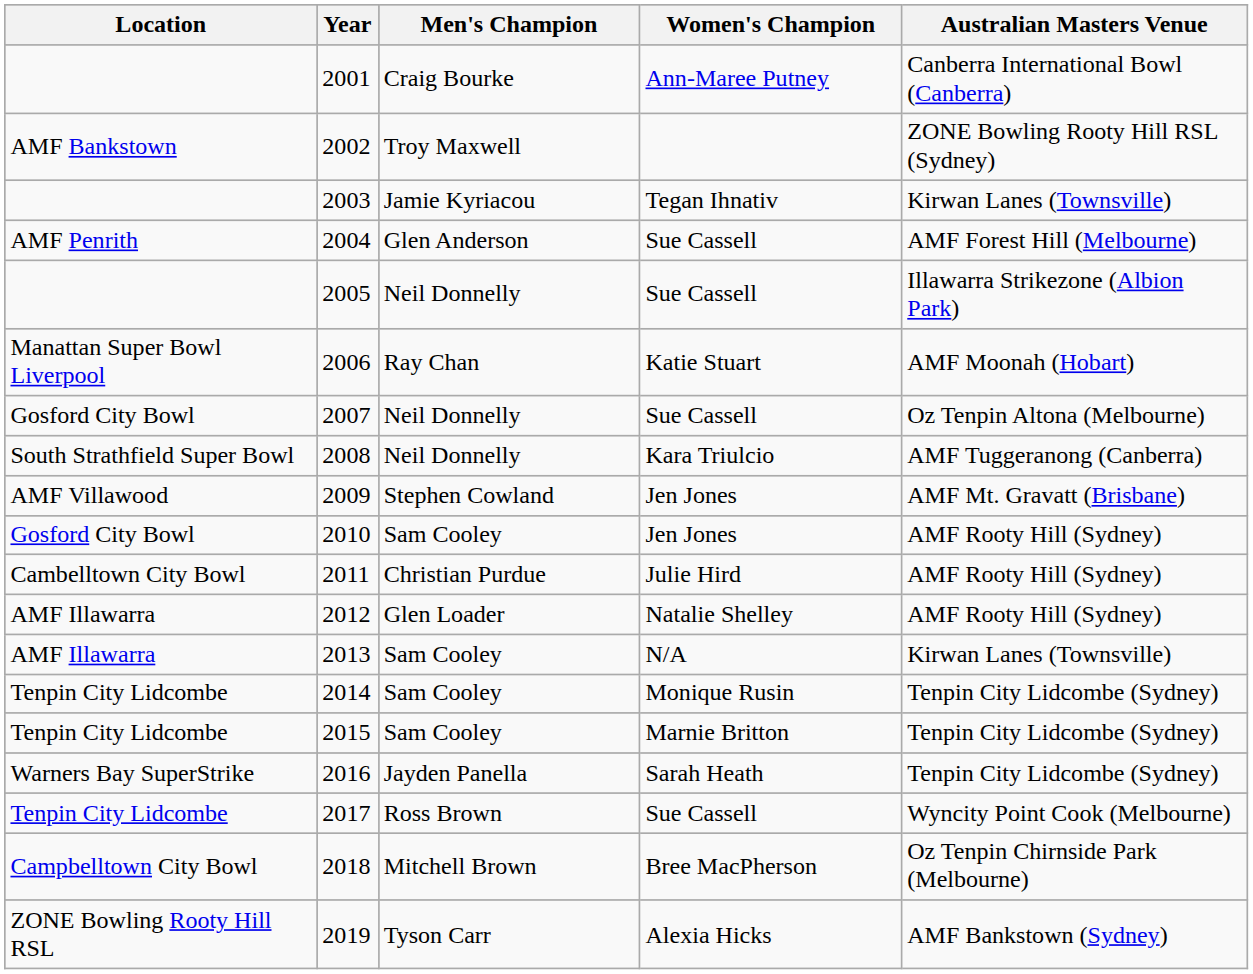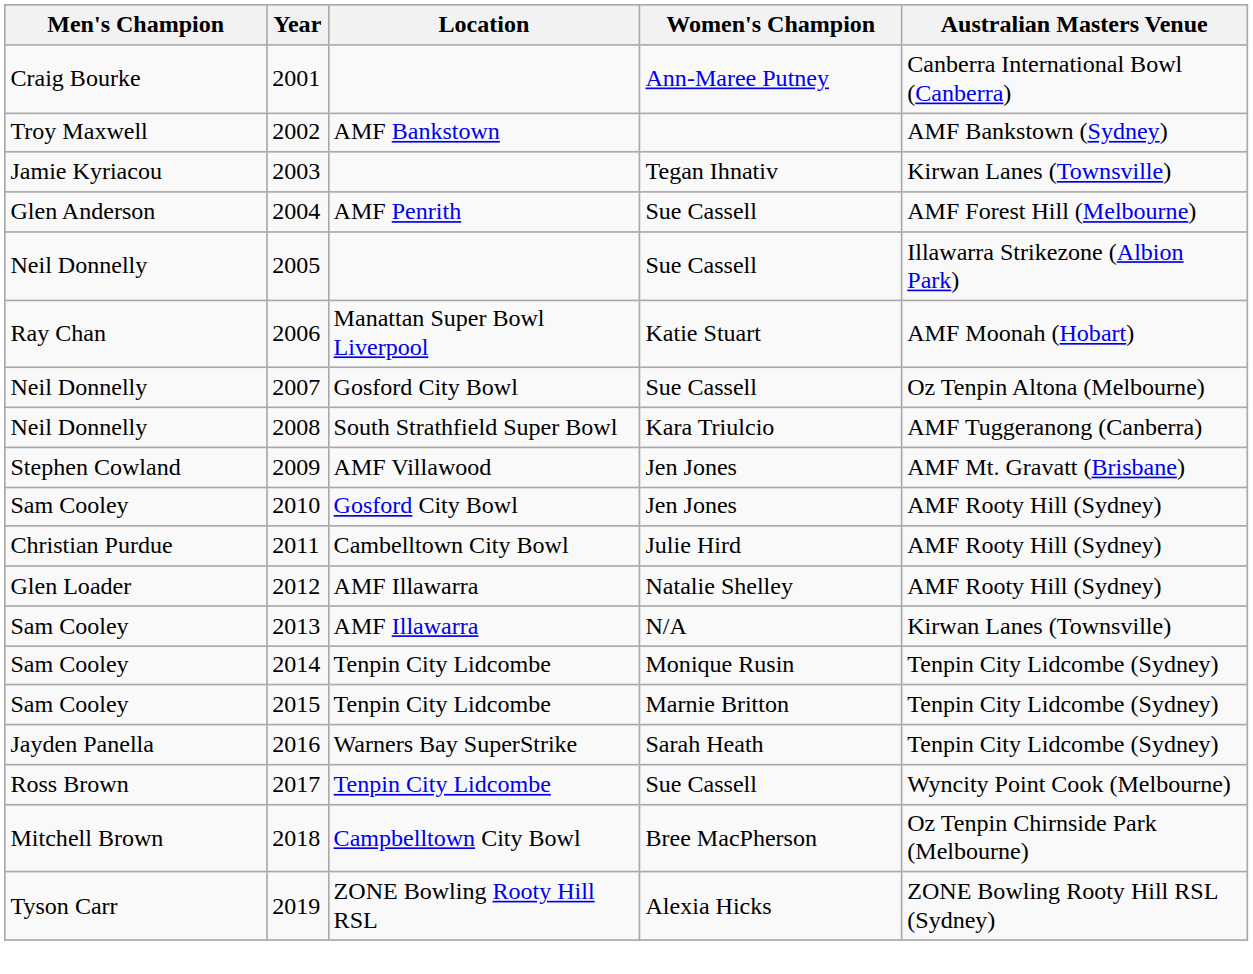columns swapped: (161, 24) <-> (509, 24)
(1063, 146) ZONE Bowling Rooty Hill RSL (Sydney) -> (1037, 132) AMF Bankstown (Sydney)
(1037, 934) AMF Bankstown (Sydney) -> (1063, 906) ZONE Bowling Rooty Hill RSL (Sydney)
